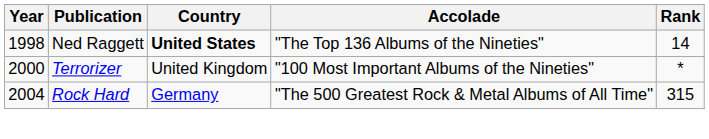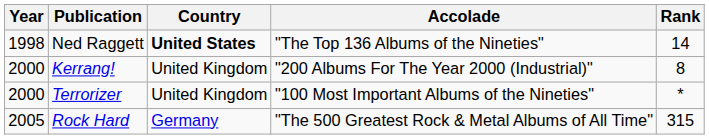+ row: (83, 69)
(26, 95) 2004 -> (26, 120) 2005
